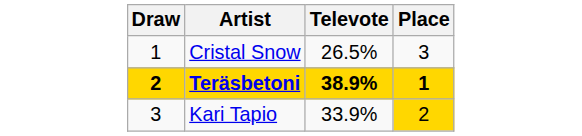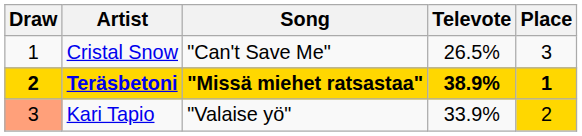+ column: (305, 20)
(156, 114) no background -> (33, 114) lightsalmon background
